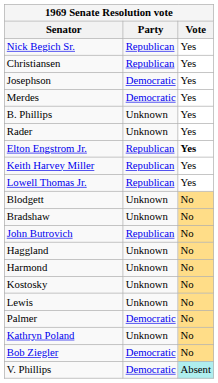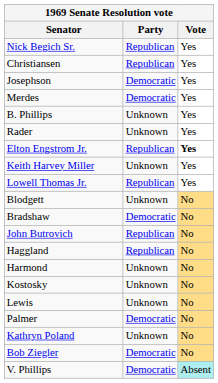(150, 166) Republican -> (147, 166) Unknown
(147, 217) Unknown -> (151, 217) Democratic
(147, 251) Unknown -> (150, 251) Republican
